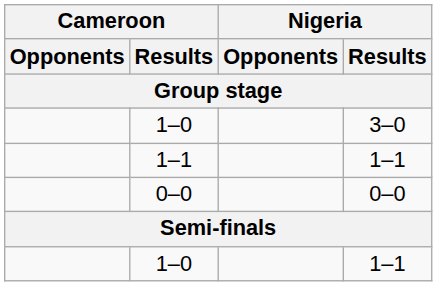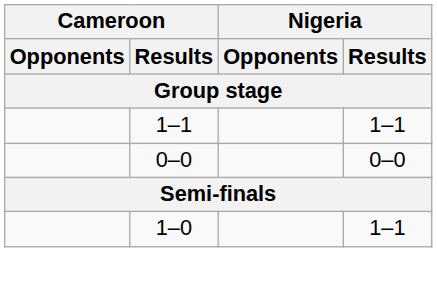- row: (174, 125)
